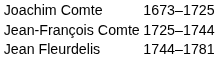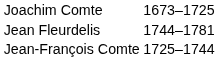rows swapped: (72, 30) <-> (52, 49)
